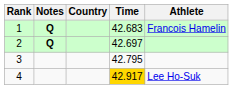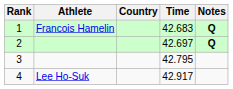columns swapped: (187, 12) <-> (50, 12)
(127, 76) gold background -> (178, 76) no background
